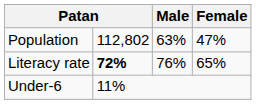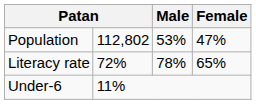(171, 39) 63% -> (171, 39) 53%
(112, 63) bold -> (112, 63) normal
(171, 63) 76% -> (171, 63) 78%
